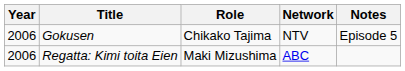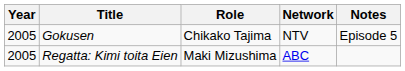(22, 35) 2006 -> (22, 35) 2005
(22, 55) 2006 -> (22, 55) 2005
